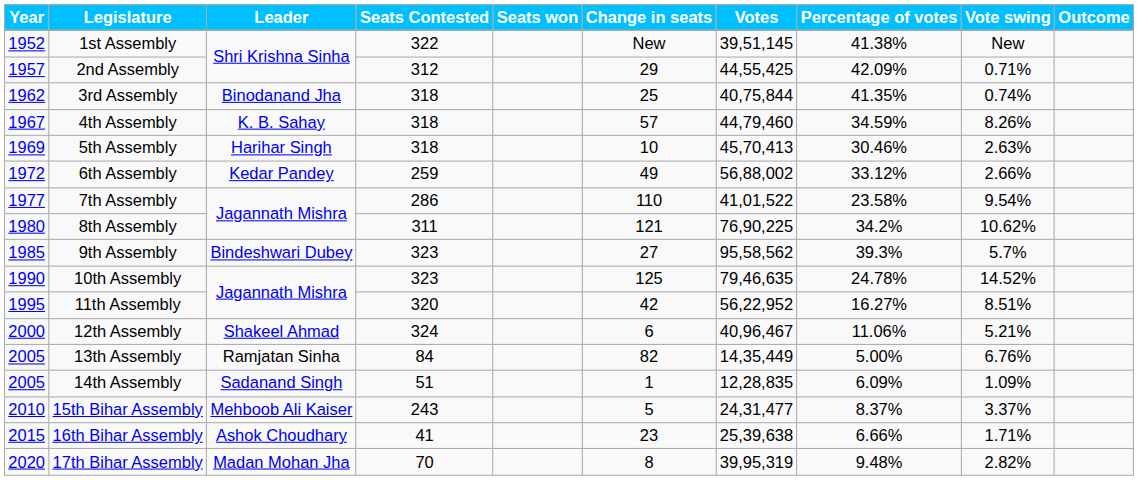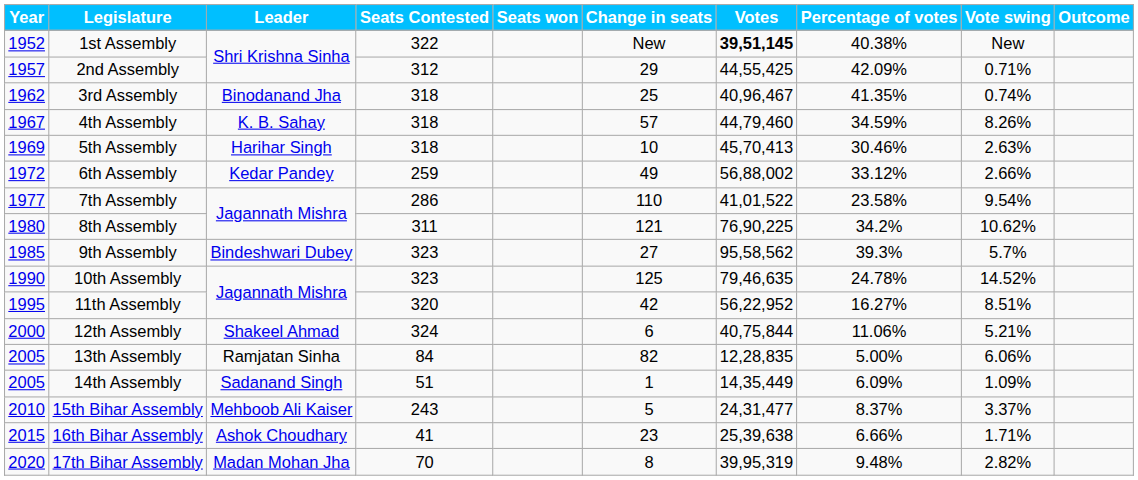(756, 43) normal -> (756, 43) bold
(879, 43) 41.38% -> (879, 43) 40.38%
(756, 95) 40,75,844 -> (756, 95) 40,96,467
(756, 331) 40,96,467 -> (756, 331) 40,75,844
(756, 357) 14,35,449 -> (756, 357) 12,28,835
(1008, 357) 6.76% -> (1008, 357) 6.06%
(756, 383) 12,28,835 -> (756, 383) 14,35,449
